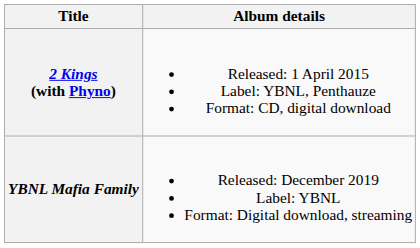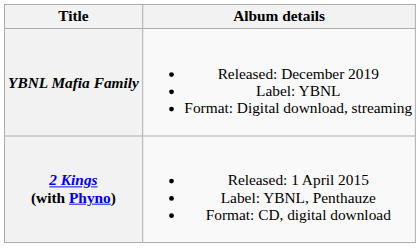rows swapped: (73, 82) <-> (73, 189)
